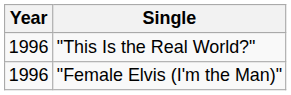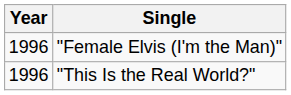rows swapped: (169, 75) <-> (156, 47)
